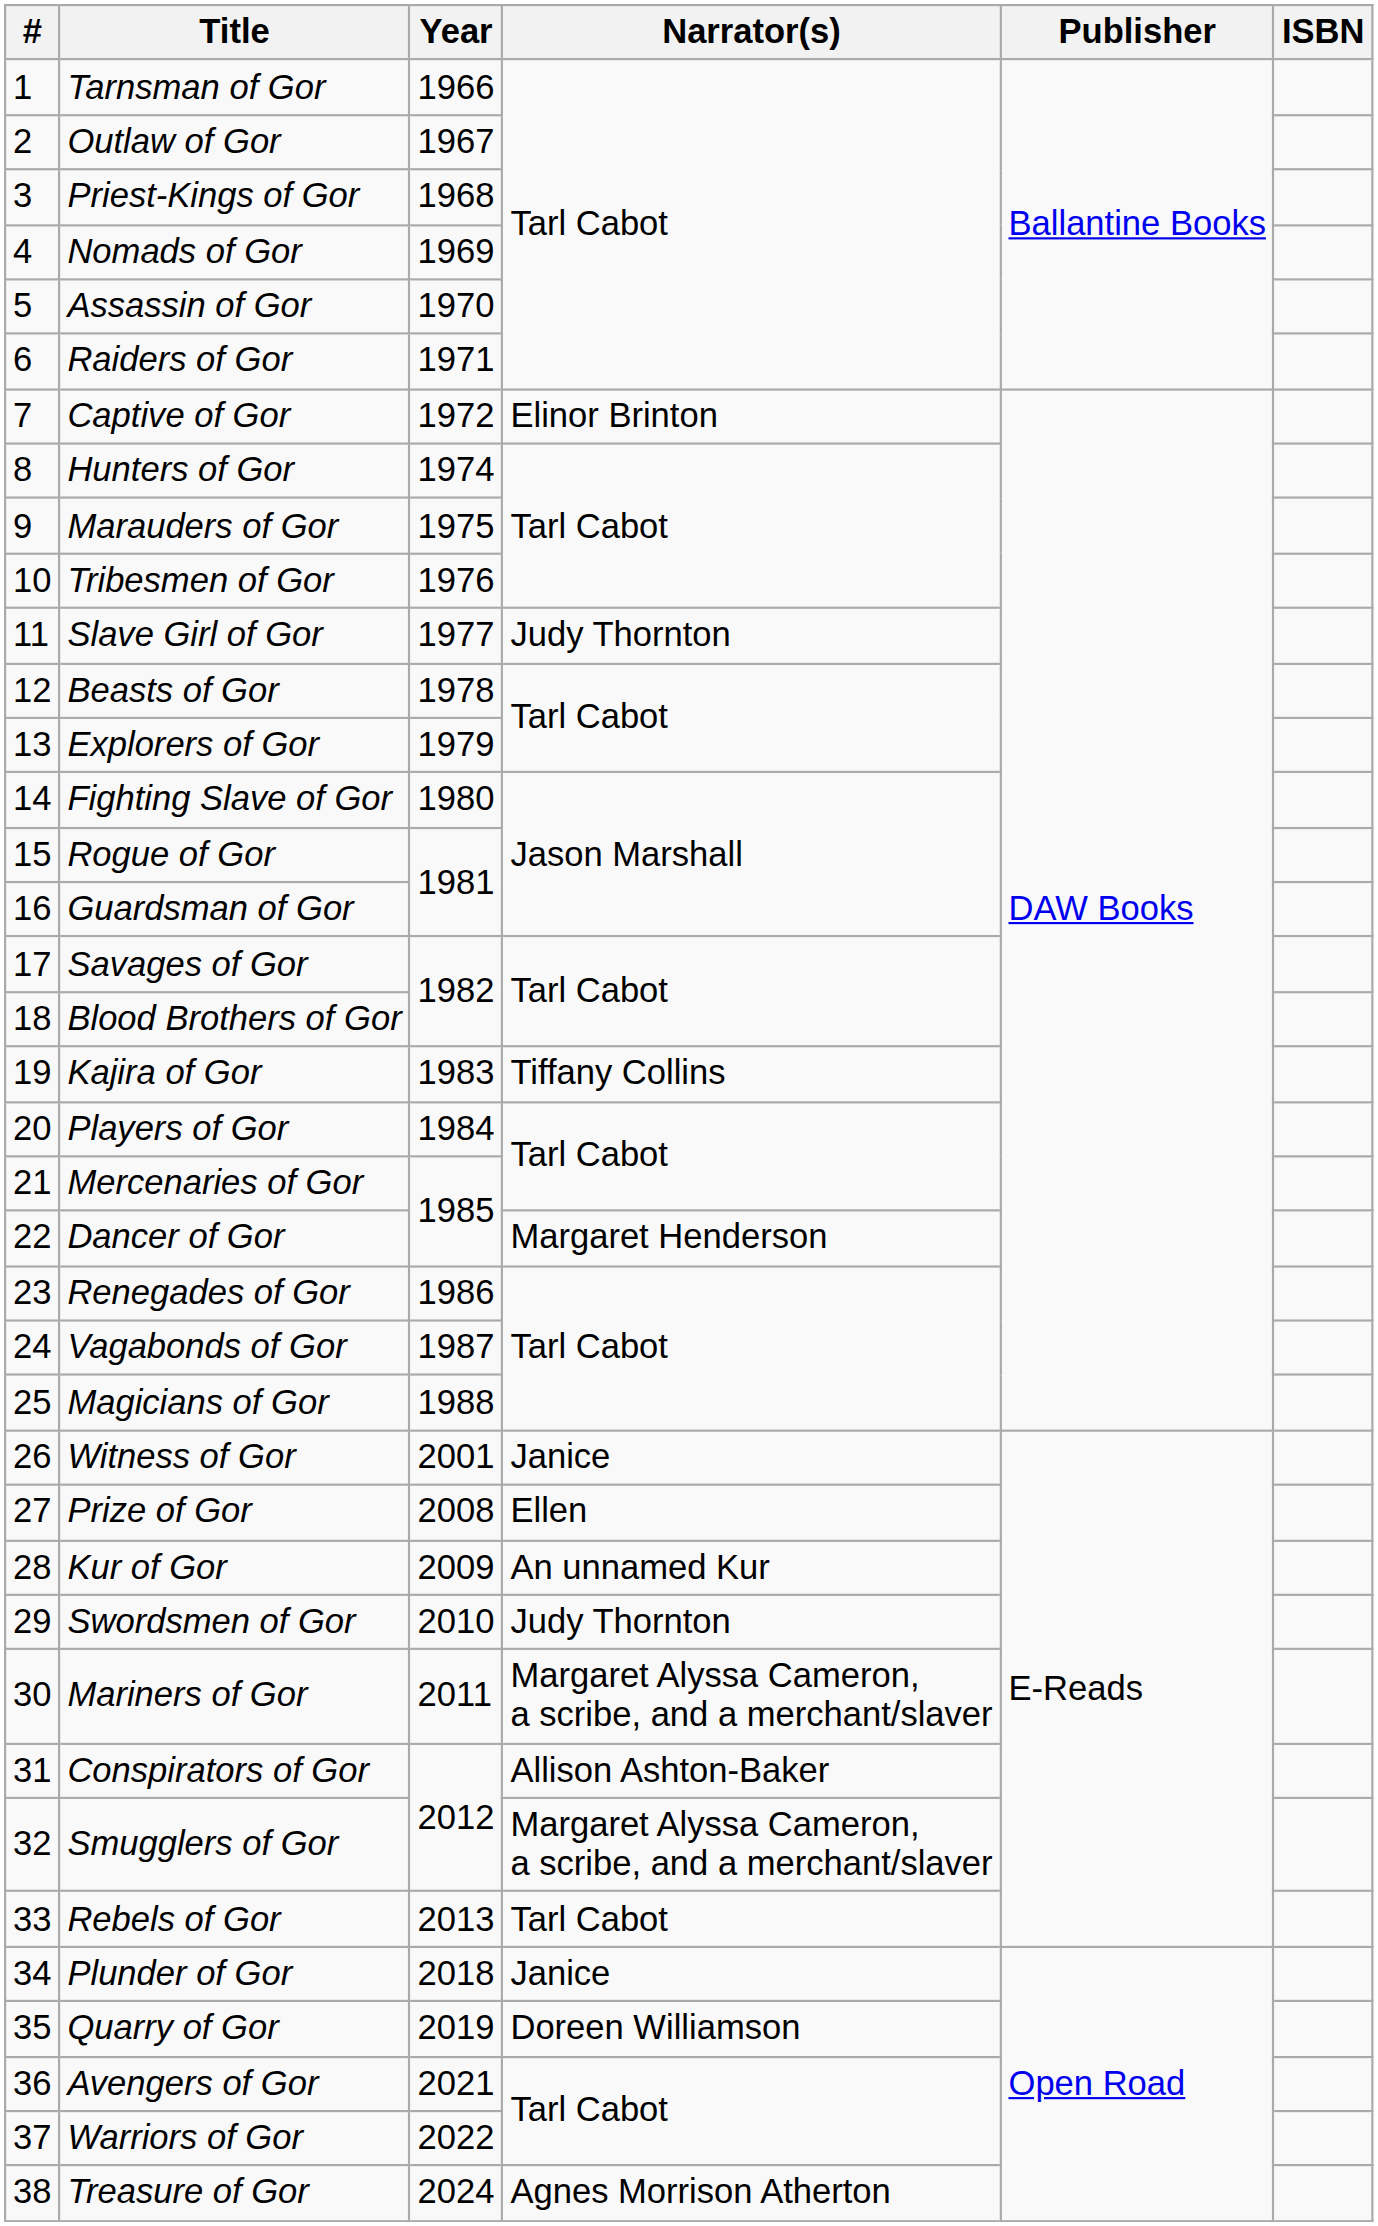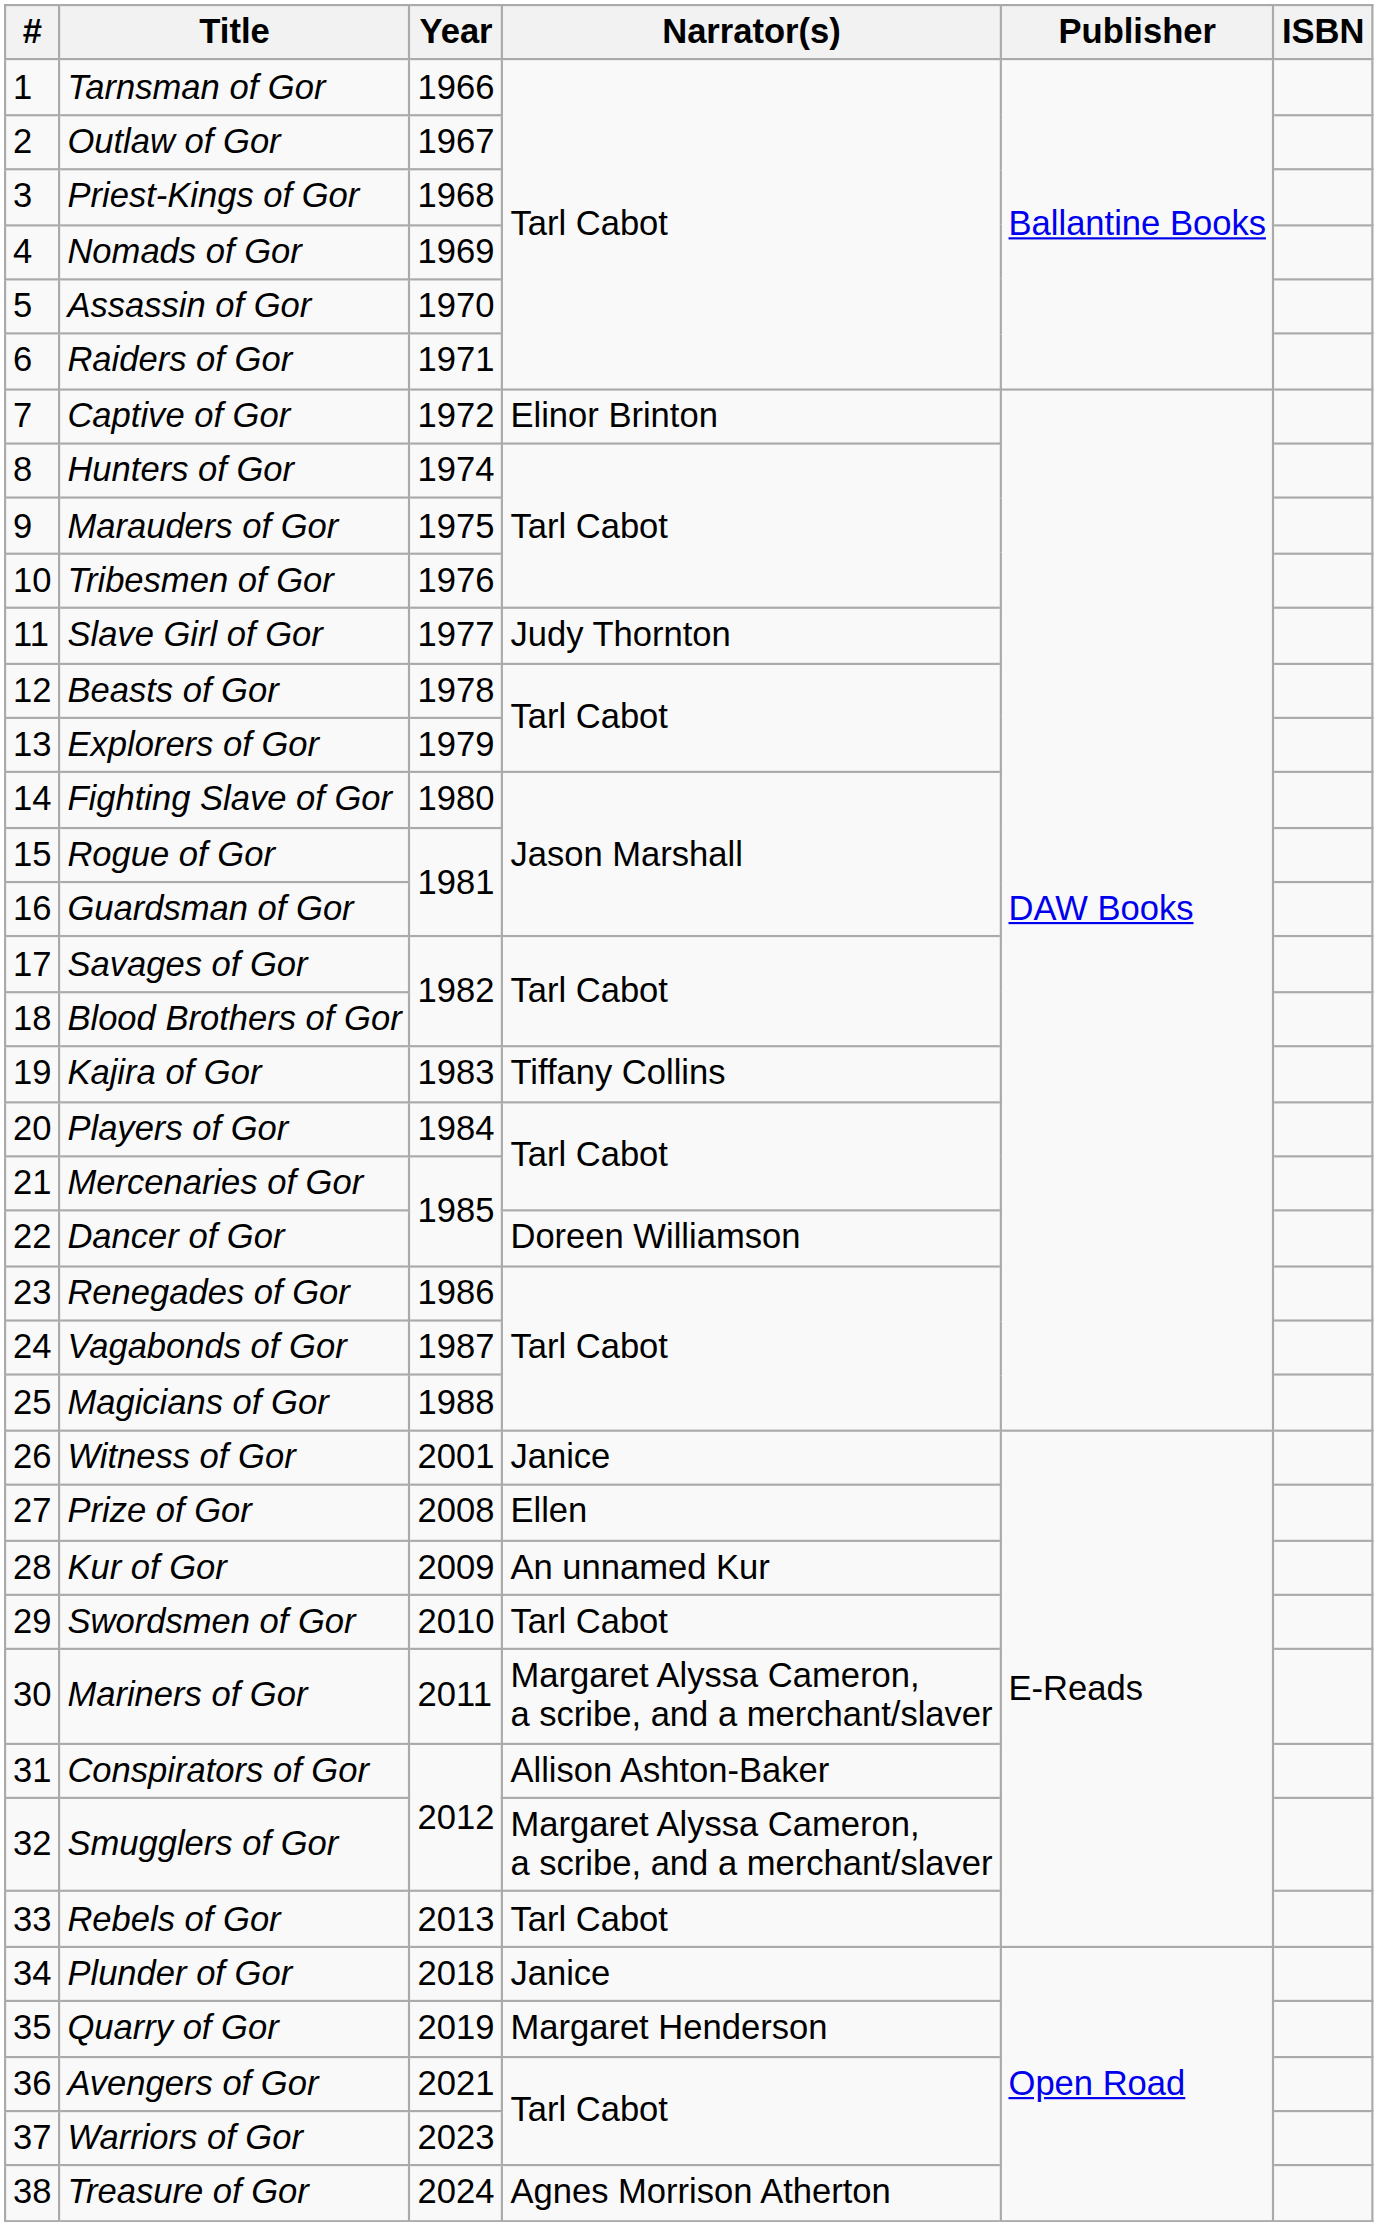(669, 1237) Margaret Henderson -> (655, 1237) Doreen Williamson
(621, 1621) Judy Thornton -> (589, 1621) Tarl Cabot
(655, 2028) Doreen Williamson -> (669, 2028) Margaret Henderson
(456, 2137) 2022 -> (456, 2137) 2023
